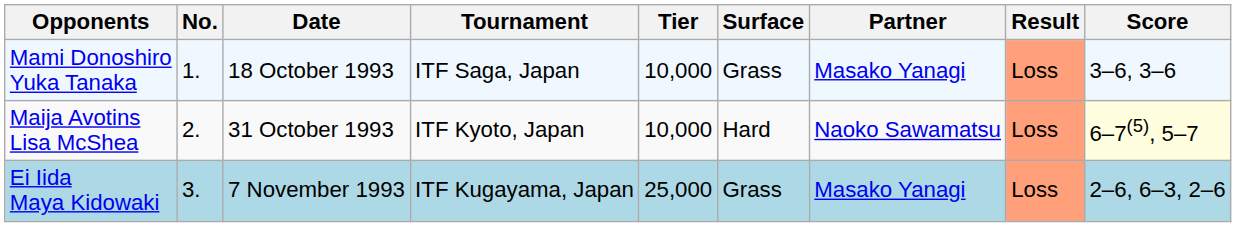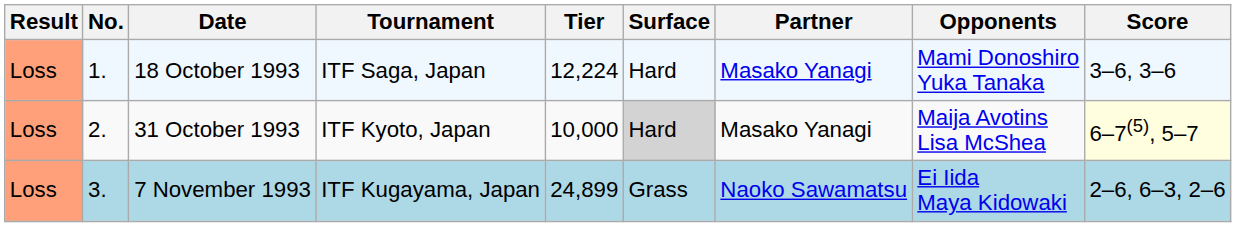columns swapped: (1045, 22) <-> (91, 22)
(678, 69) 10,000 -> (584, 69) 12,224
(752, 69) Grass -> (653, 69) Hard
(747, 130) no background -> (653, 130) lightgrey background
(908, 130) Naoko Sawamatsu -> (796, 130) Masako Yanagi
(678, 190) 25,000 -> (584, 190) 24,899
(890, 190) Masako Yanagi -> (814, 190) Naoko Sawamatsu
